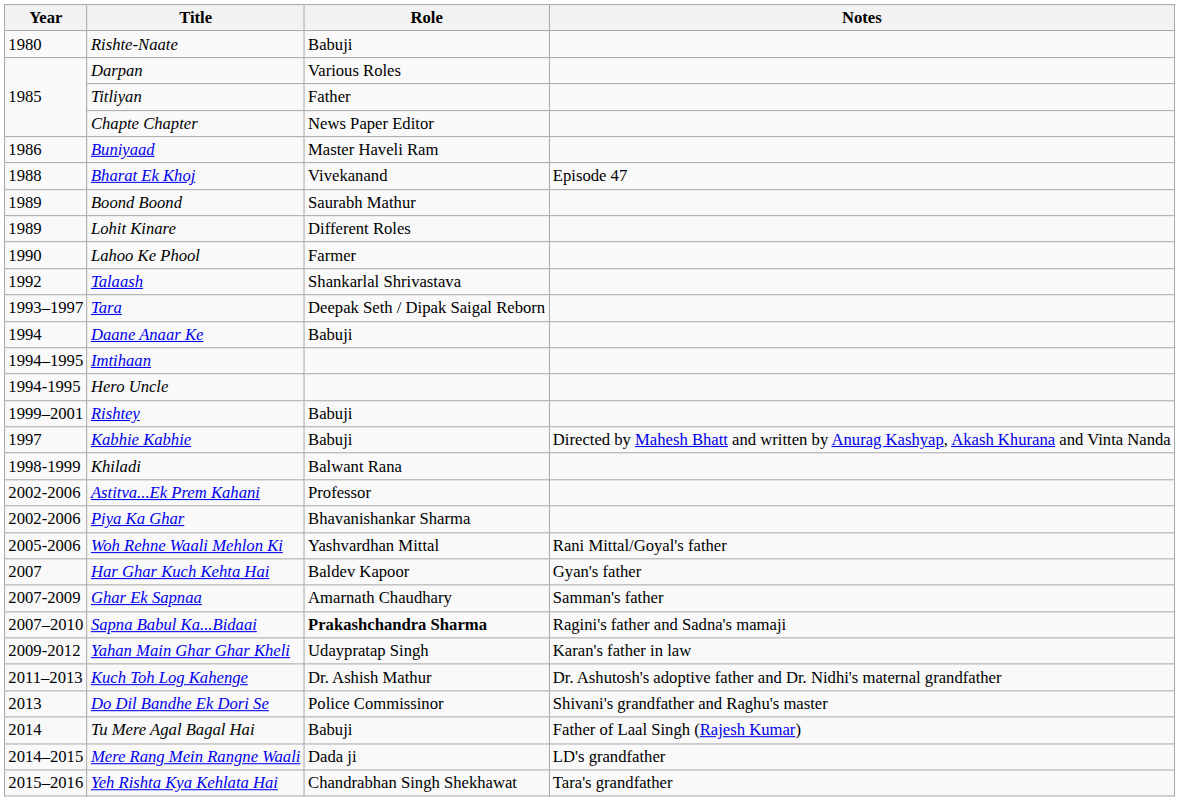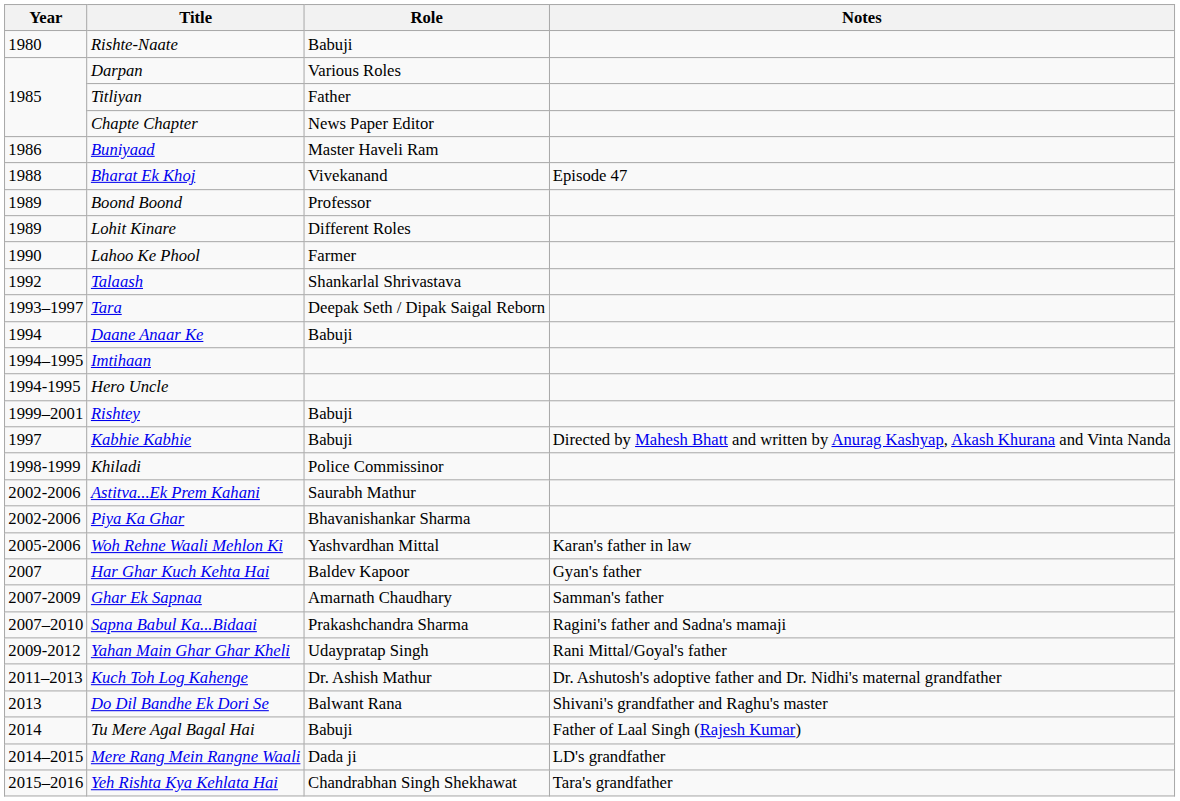(362, 202) Saurabh Mathur -> (339, 202) Professor
(355, 466) Balwant Rana -> (376, 466) Police Commissinor
(339, 492) Professor -> (362, 492) Saurabh Mathur
(640, 545) Rani Mittal/Goyal's father -> (622, 545) Karan's father in law
(398, 624) bold -> (388, 624) normal
(622, 651) Karan's father in law -> (640, 651) Rani Mittal/Goyal's father
(376, 703) Police Commissinor -> (355, 703) Balwant Rana
